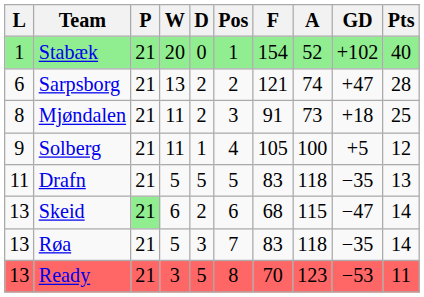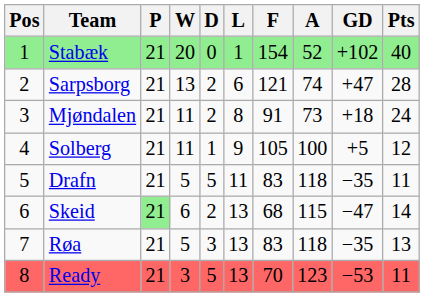columns swapped: (233, 20) <-> (19, 20)
(401, 116) 25 -> (401, 116) 24
(401, 180) 13 -> (401, 180) 11
(401, 244) 14 -> (401, 244) 13
